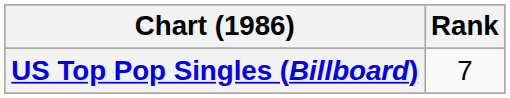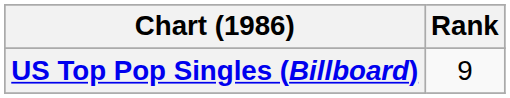(465, 70) 7 -> (465, 70) 9
